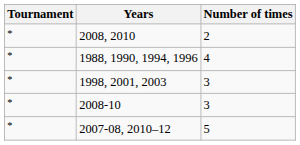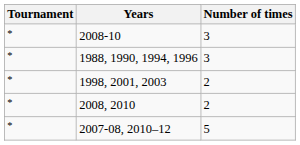rows swapped: (100, 105) <-> (107, 35)
(207, 59) 4 -> (207, 59) 3
(207, 82) 3 -> (207, 82) 2
